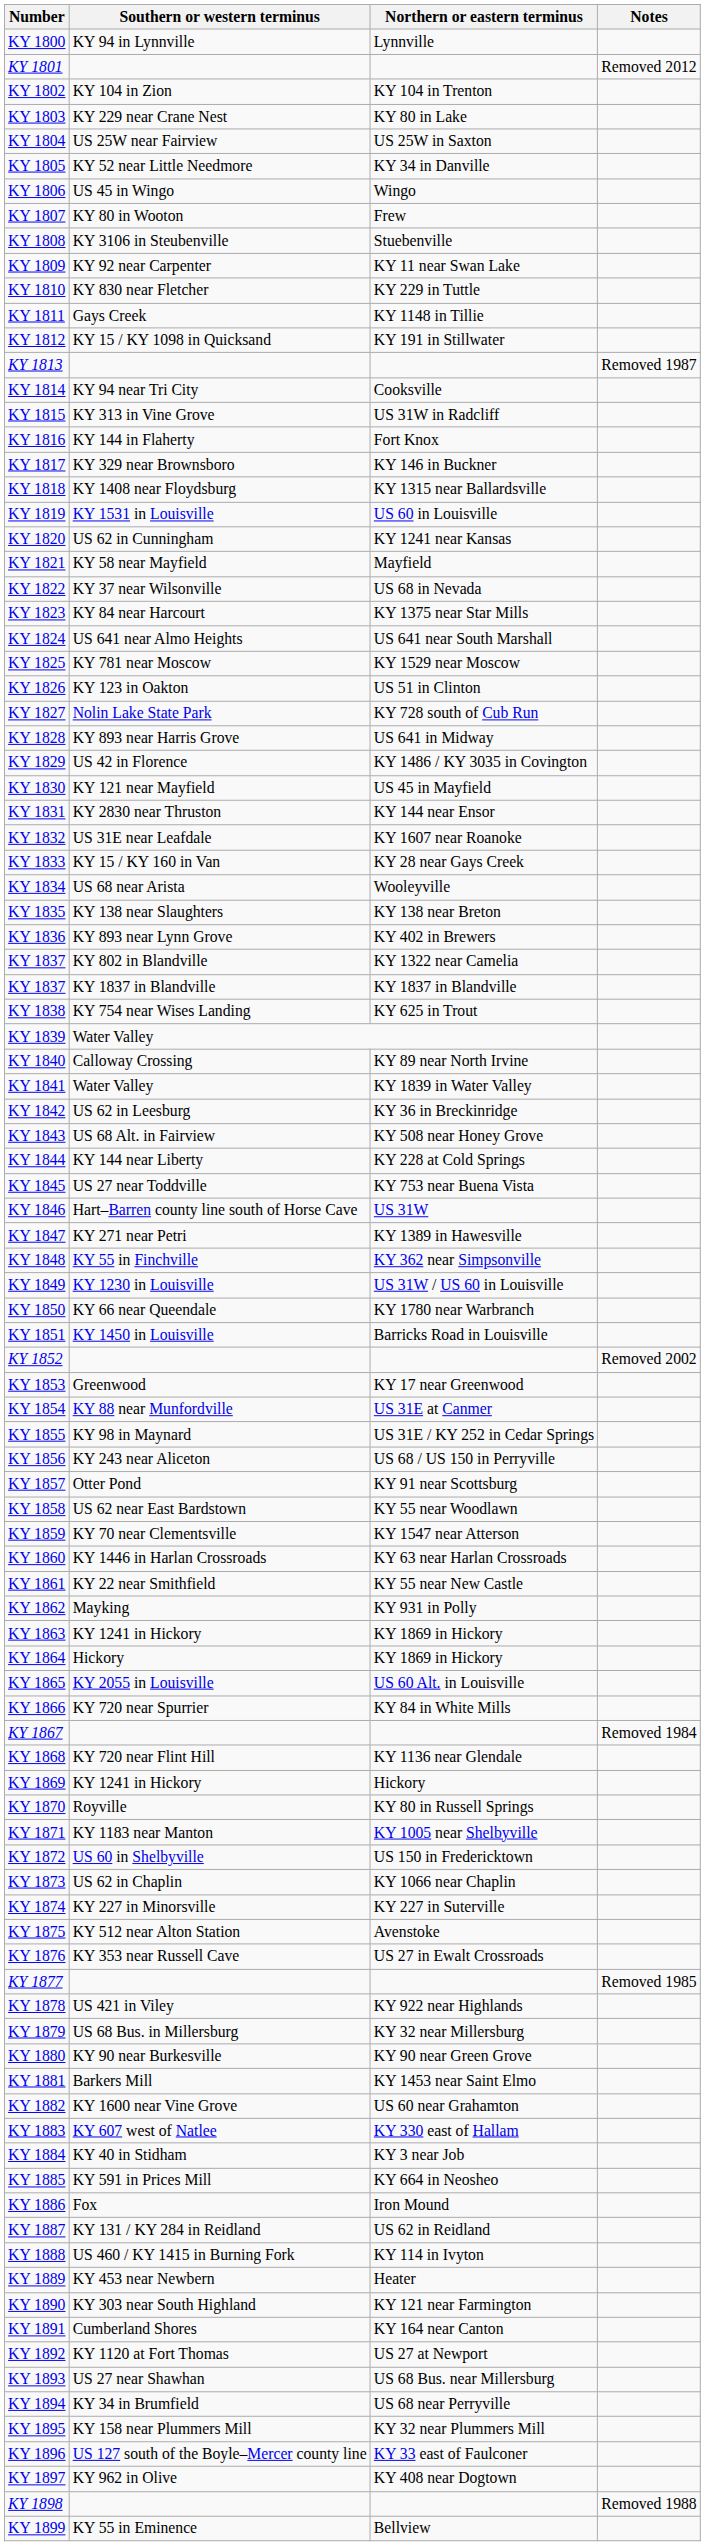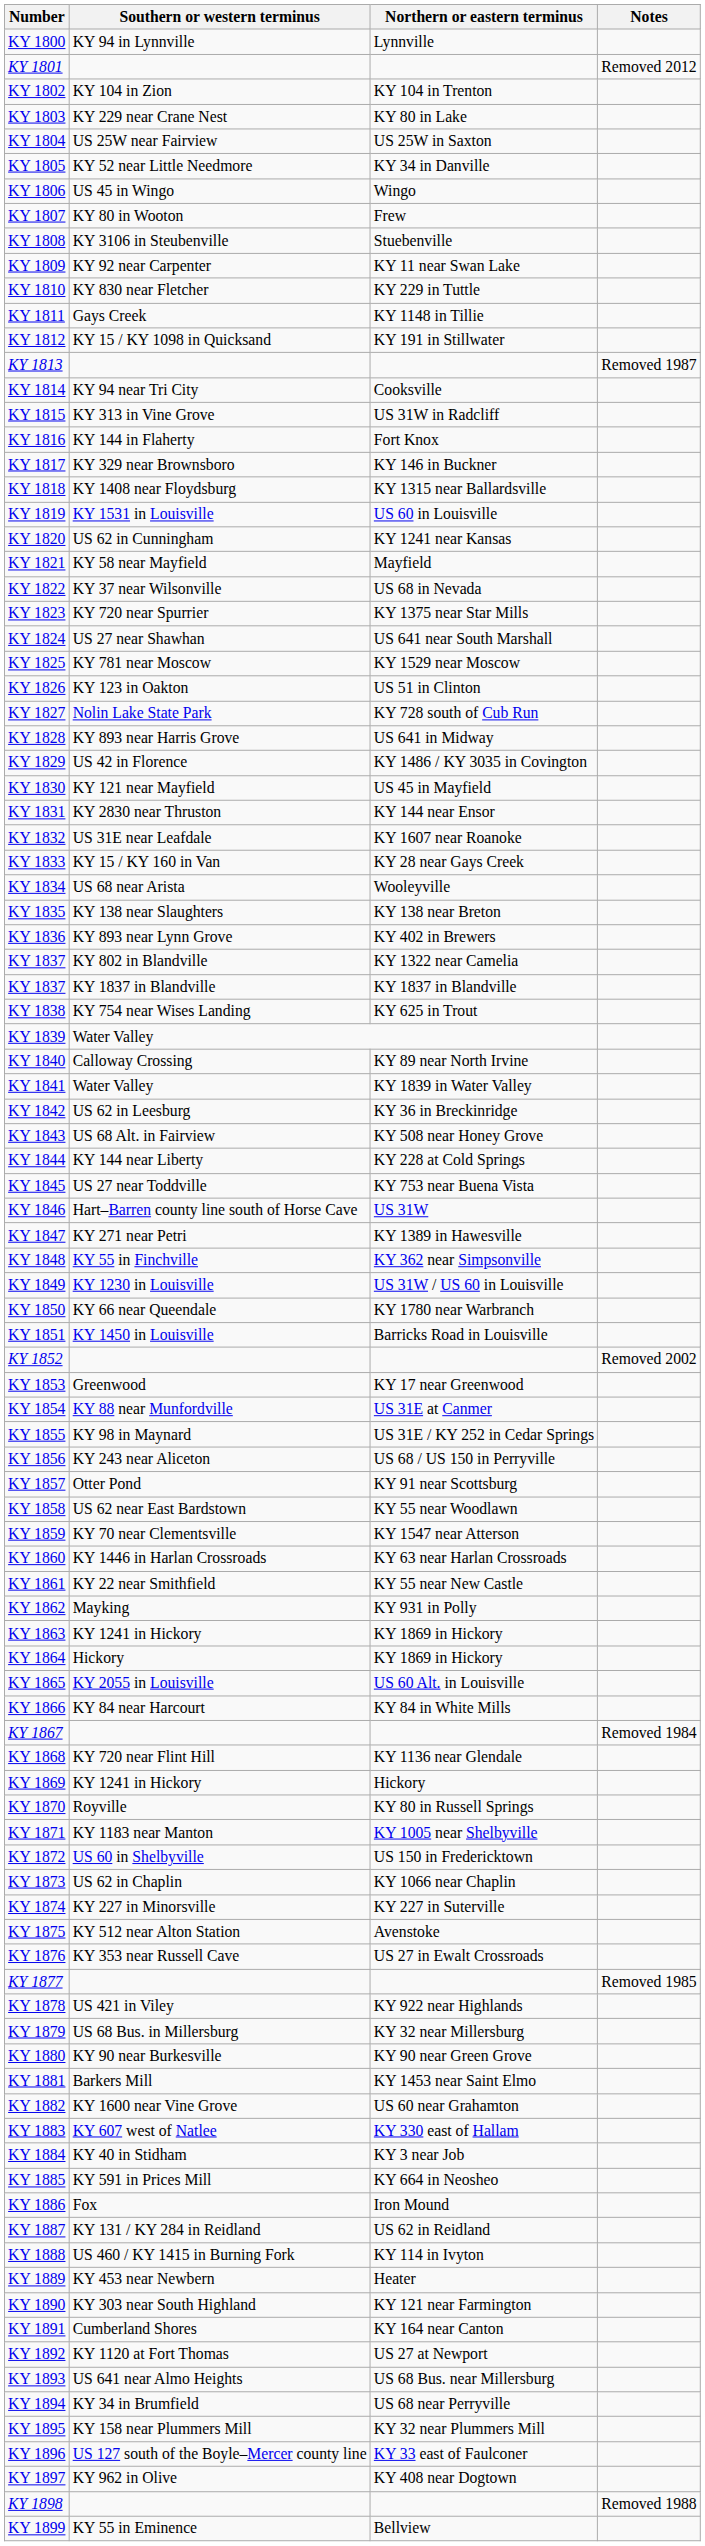(139, 613) KY 84 near Harcourt -> (141, 613) KY 720 near Spurrier
(158, 638) US 641 near Almo Heights -> (139, 638) US 27 near Shawhan
(141, 1707) KY 720 near Spurrier -> (139, 1707) KY 84 near Harcourt
(139, 2379) US 27 near Shawhan -> (158, 2379) US 641 near Almo Heights
